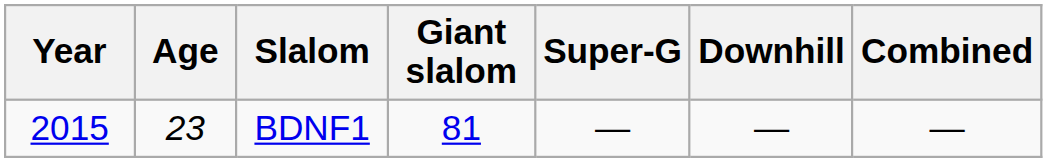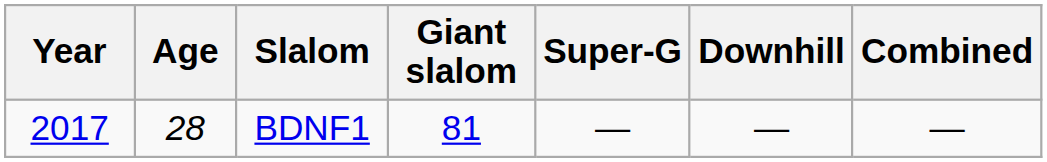(70, 127) 2015 -> (70, 127) 2017
(185, 127) 23 -> (185, 127) 28
